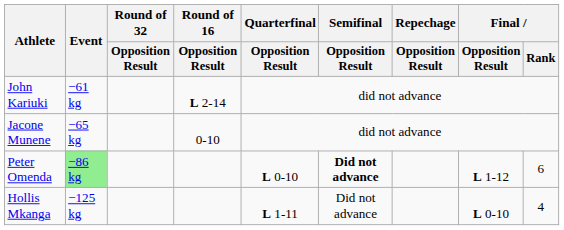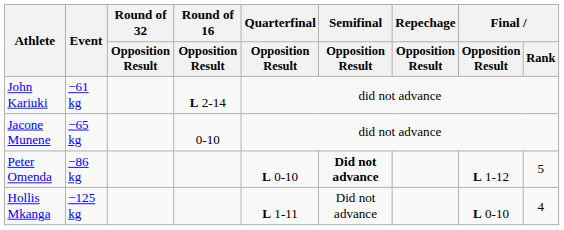(78, 169) lightgreen background -> (78, 169) no background
(541, 169) 6 -> (541, 169) 5
